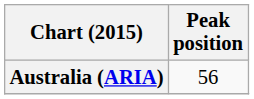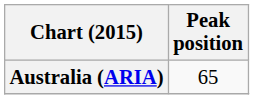(208, 76) 56 -> (208, 76) 65
